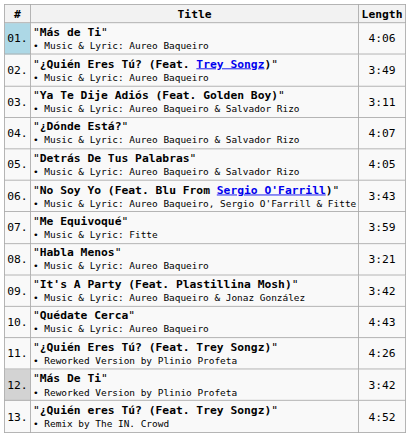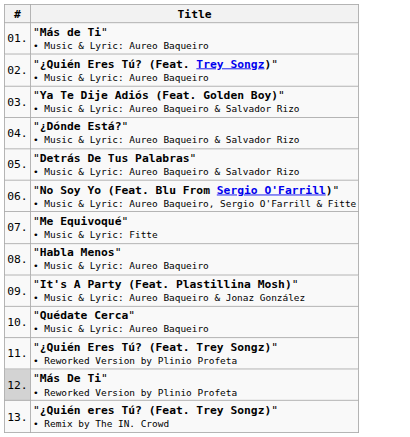- column: (382, 14)
(17, 39) lightblue background -> (17, 39) no background
